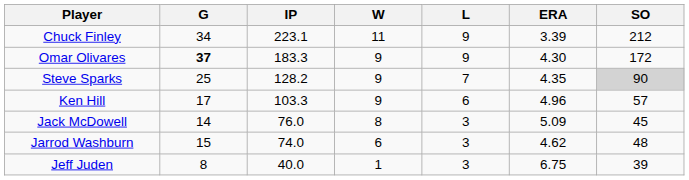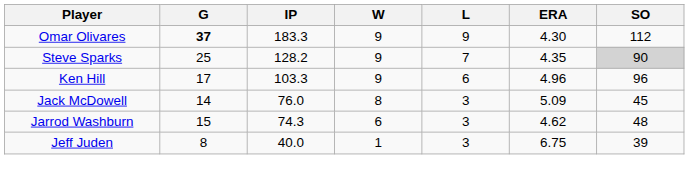- row: (82, 36)
(641, 57) 172 -> (641, 36) 112
(641, 100) 57 -> (641, 79) 96
(291, 143) 74.0 -> (291, 121) 74.3
